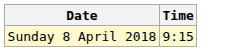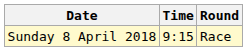+ column: (220, 15)
